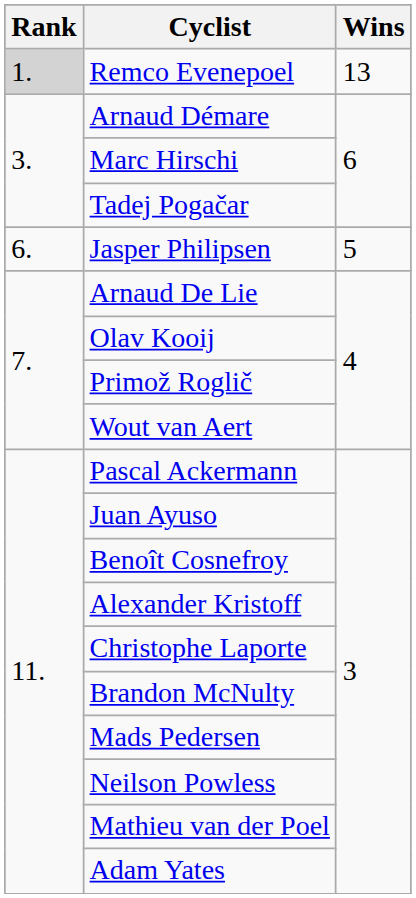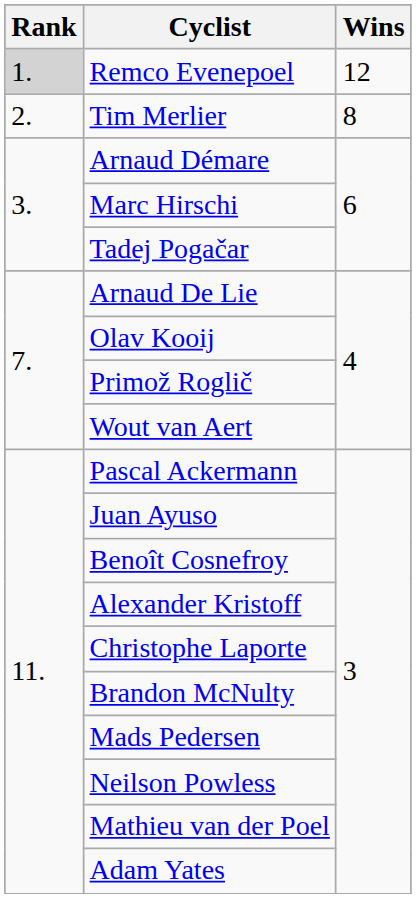(357, 71) 13 -> (357, 71) 12
+ row: (158, 115)
- row: (180, 248)
